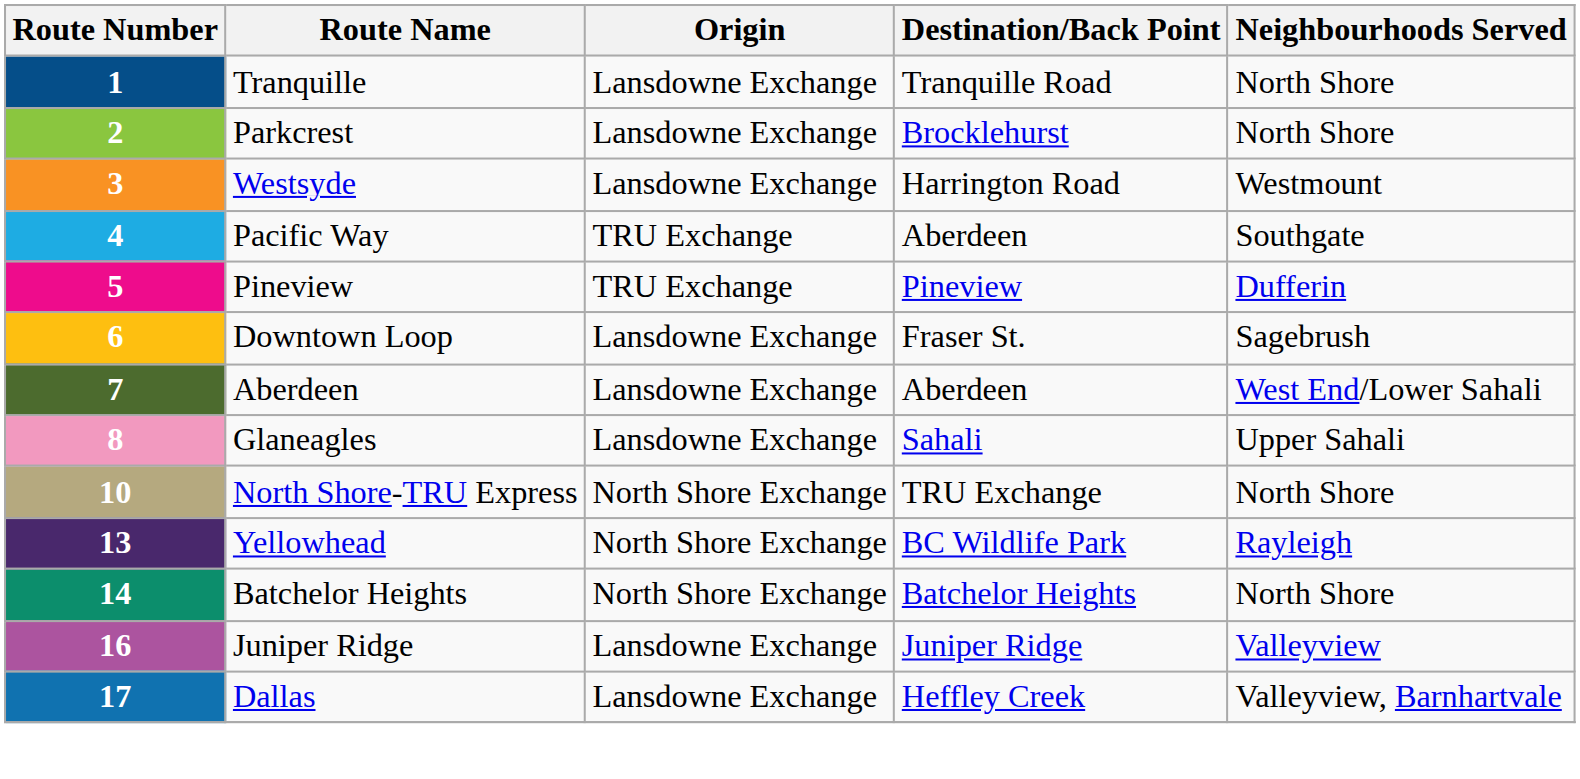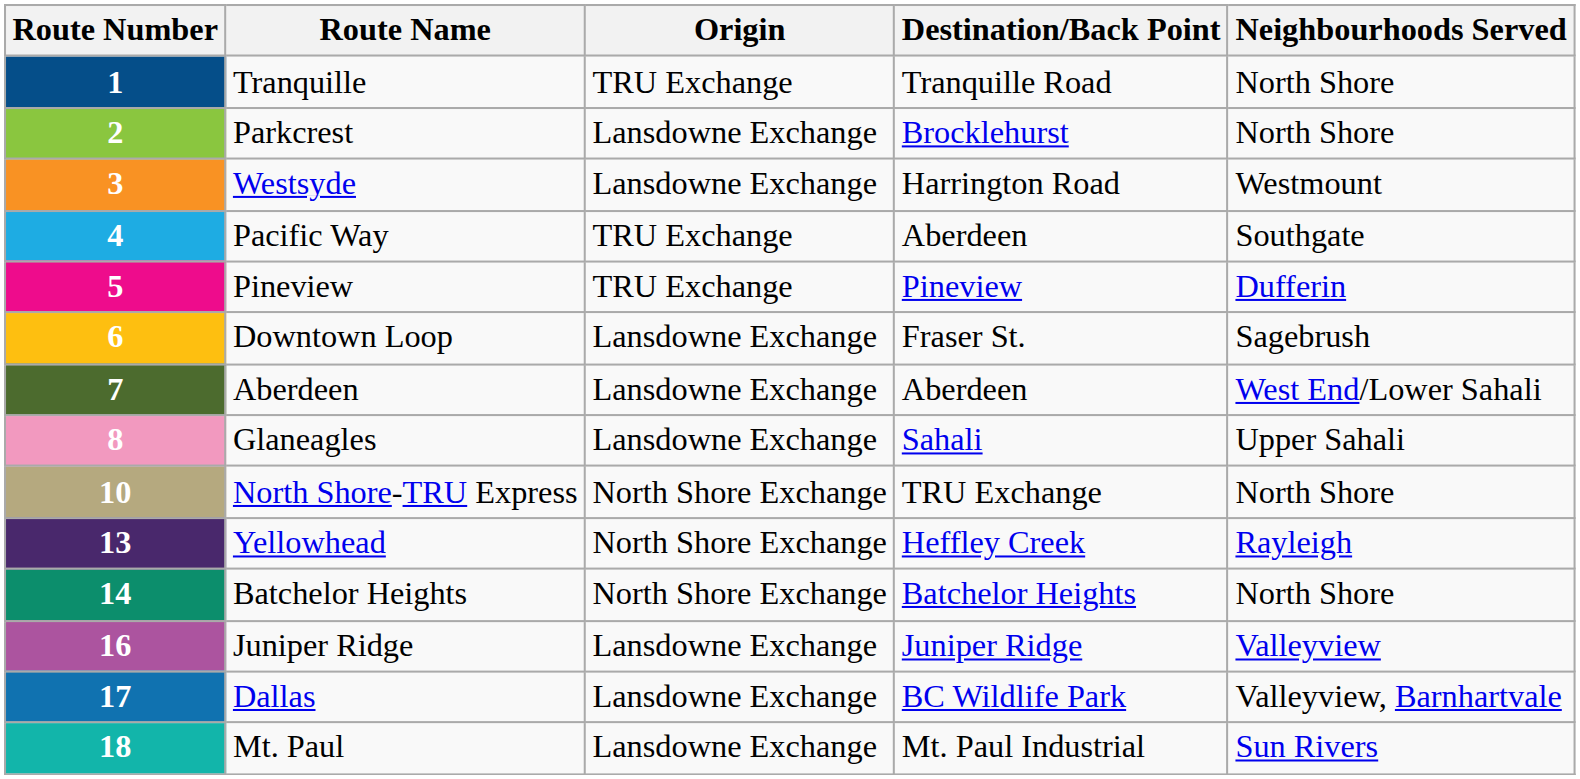(735, 81) Lansdowne Exchange -> (693, 81) TRU Exchange
(1014, 542) BC Wildlife Park -> (993, 542) Heffley Creek
(993, 696) Heffley Creek -> (1014, 696) BC Wildlife Park
+ row: (289, 747)
